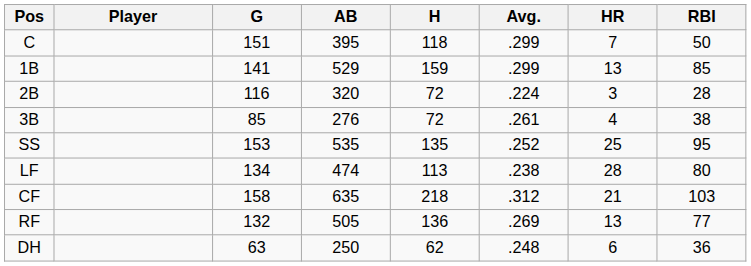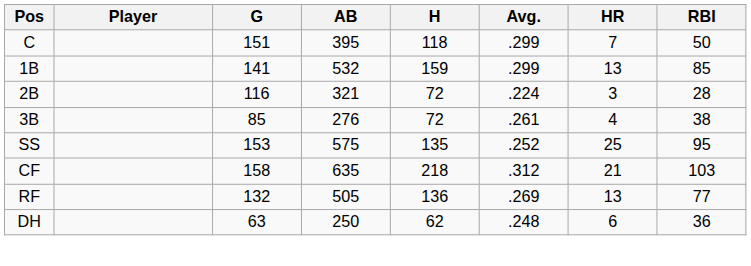(346, 68) 529 -> (346, 68) 532
(346, 94) 320 -> (346, 94) 321
(346, 145) 535 -> (346, 145) 575
- row: (29, 171)
